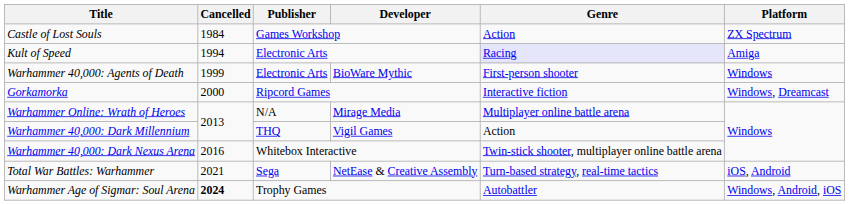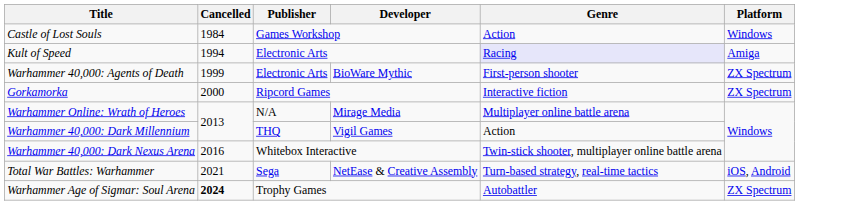(759, 34) ZX Spectrum -> (750, 34) Windows
(750, 73) Windows -> (759, 73) ZX Spectrum
(778, 92) Windows, Dreamcast -> (759, 92) ZX Spectrum
(784, 190) Windows, Android, iOS -> (759, 190) ZX Spectrum
